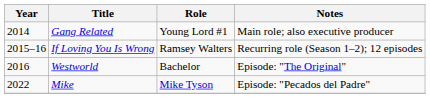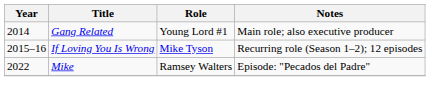(196, 48) Ramsey Walters -> (186, 48) Mike Tyson
- row: (75, 66)
(186, 84) Mike Tyson -> (196, 66) Ramsey Walters
